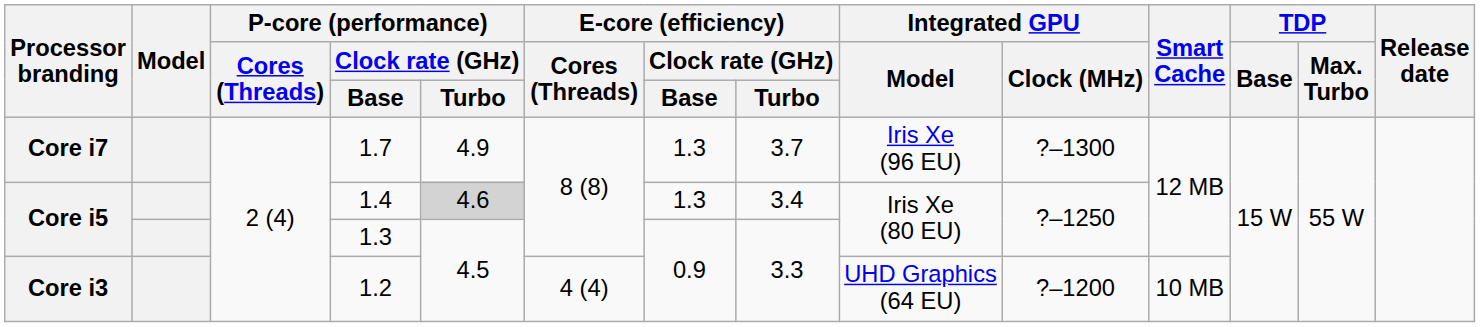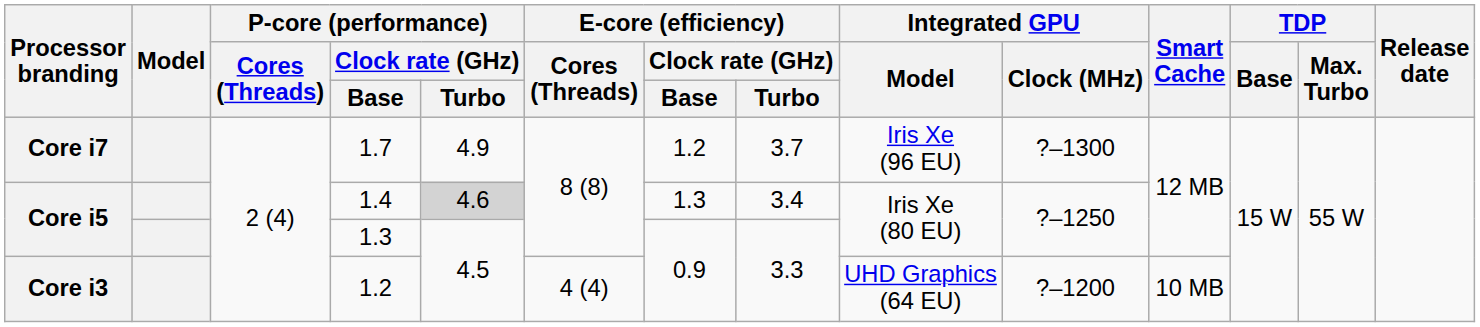(689, 149) 1.3 -> (689, 149) 1.2
